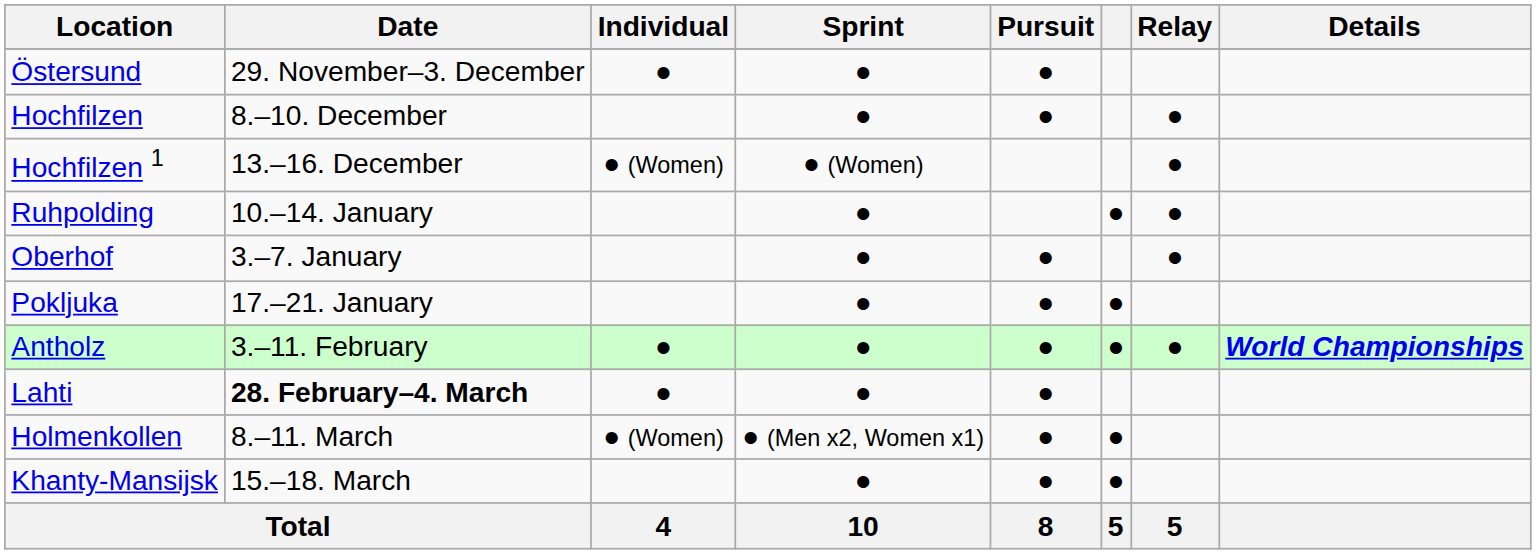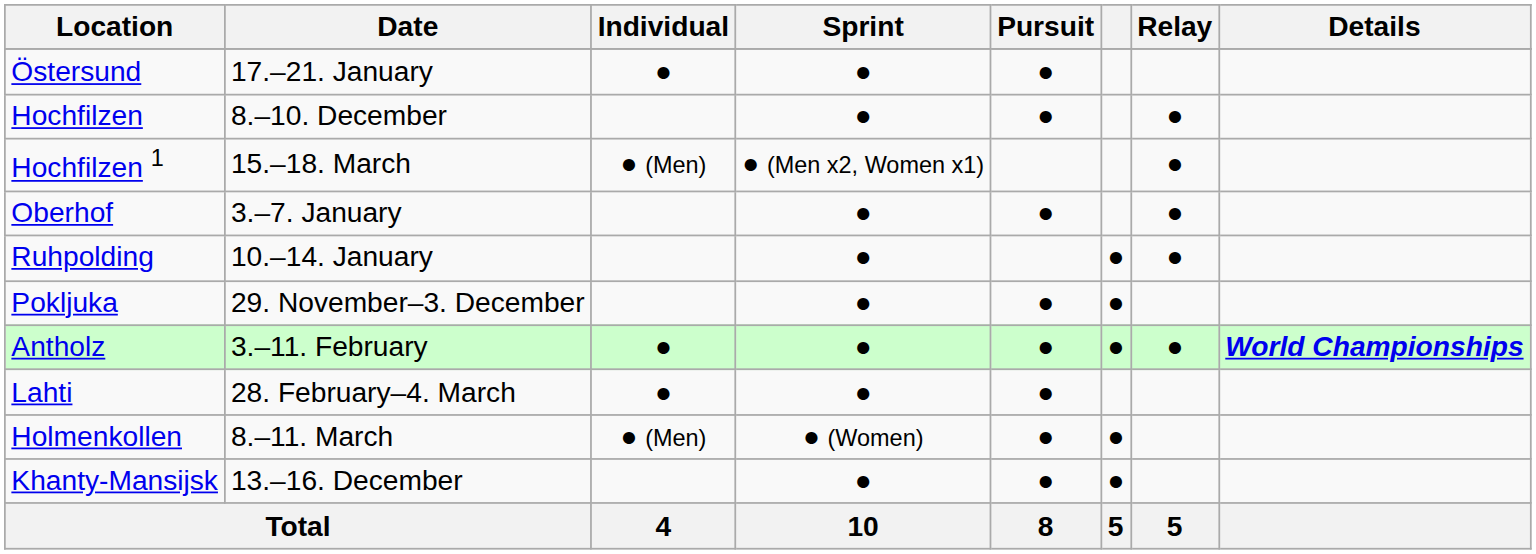(408, 71) 29. November–3. December -> (332, 71) 17.–21. January
(347, 164) 13.–16. December -> (321, 164) 15.–18. March
(663, 164) ● (Women) -> (663, 164) ● (Men)
(863, 164) ● (Women) -> (863, 164) ● (Men x2, Women x1)
rows swapped: (62, 257) <-> (83, 213)
(332, 302) 17.–21. January -> (408, 302) 29. November–3. December
(380, 391) bold -> (373, 391) normal
(663, 436) ● (Women) -> (663, 436) ● (Men)
(863, 436) ● (Men x2, Women x1) -> (863, 436) ● (Women)
(321, 481) 15.–18. March -> (347, 481) 13.–16. December
